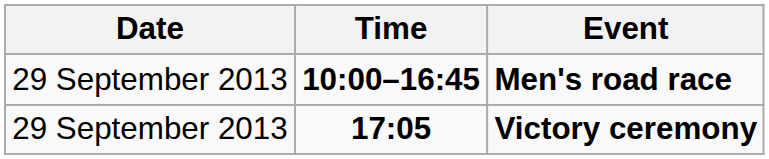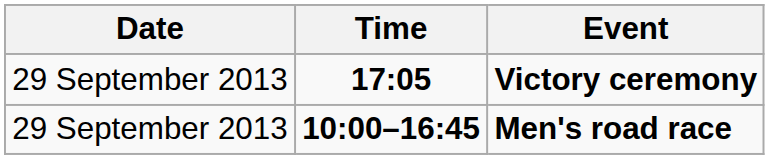rows swapped: (613, 79) <-> (626, 128)
